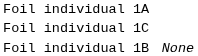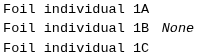rows swapped: (76, 48) <-> (76, 29)
